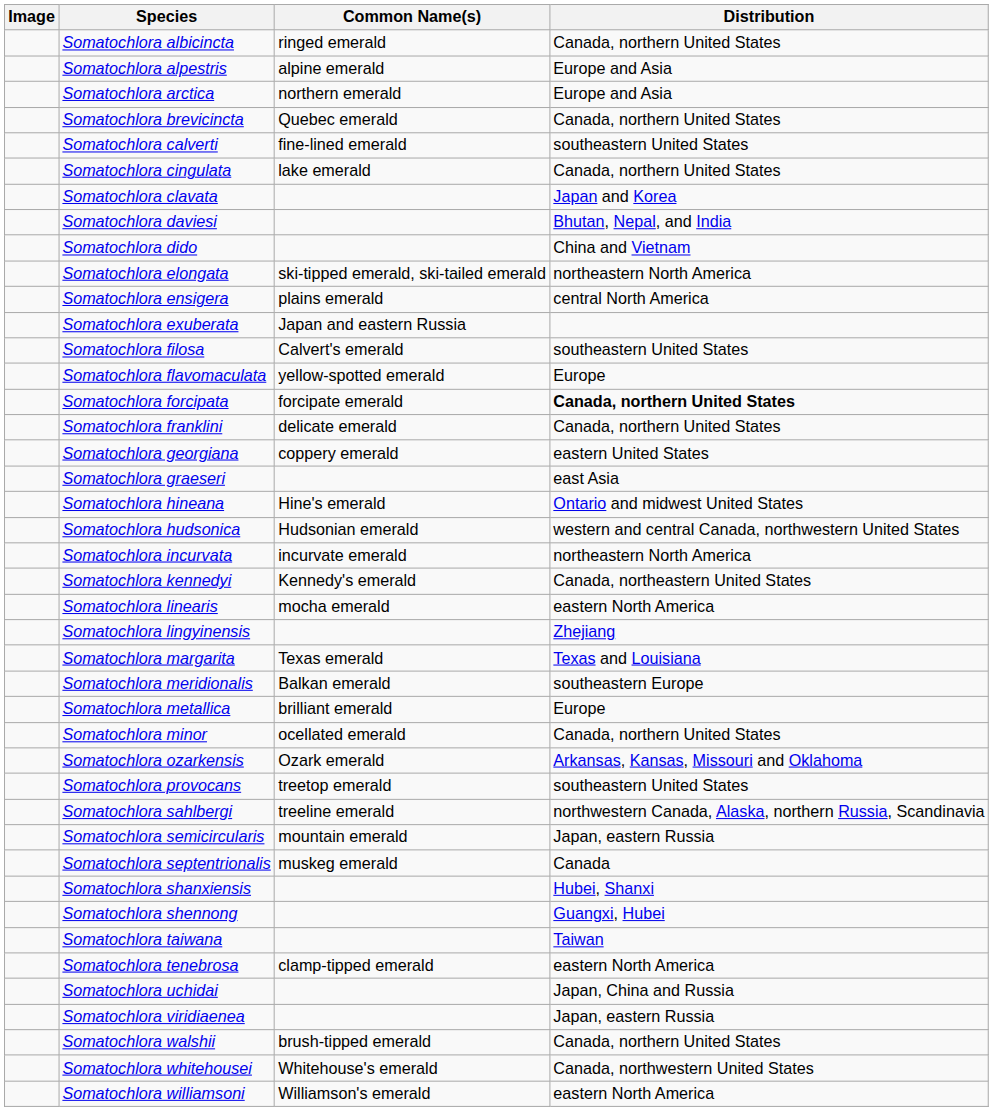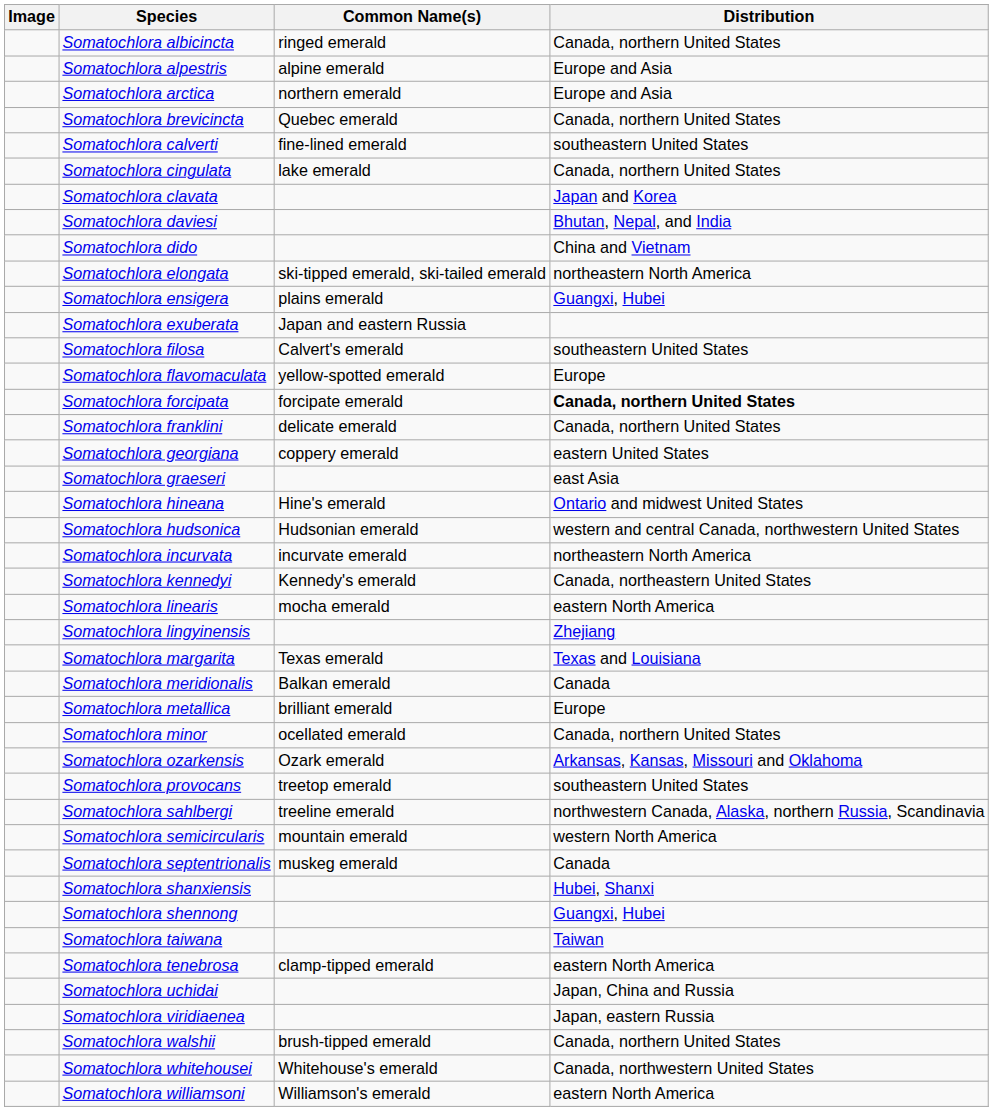(631, 299) central North America -> (609, 299) Guangxi, Hubei
(628, 683) southeastern Europe -> (582, 683) Canada
(634, 837) Japan, eastern Russia -> (635, 837) western North America
